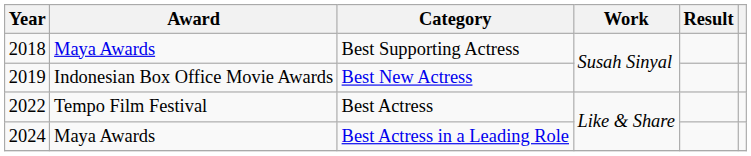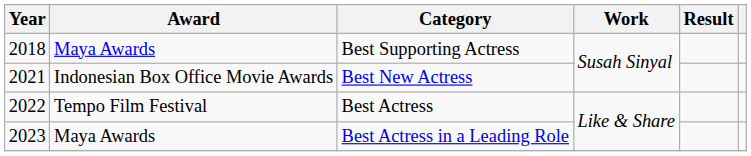(27, 77) 2019 -> (27, 77) 2021
(27, 135) 2024 -> (27, 135) 2023
